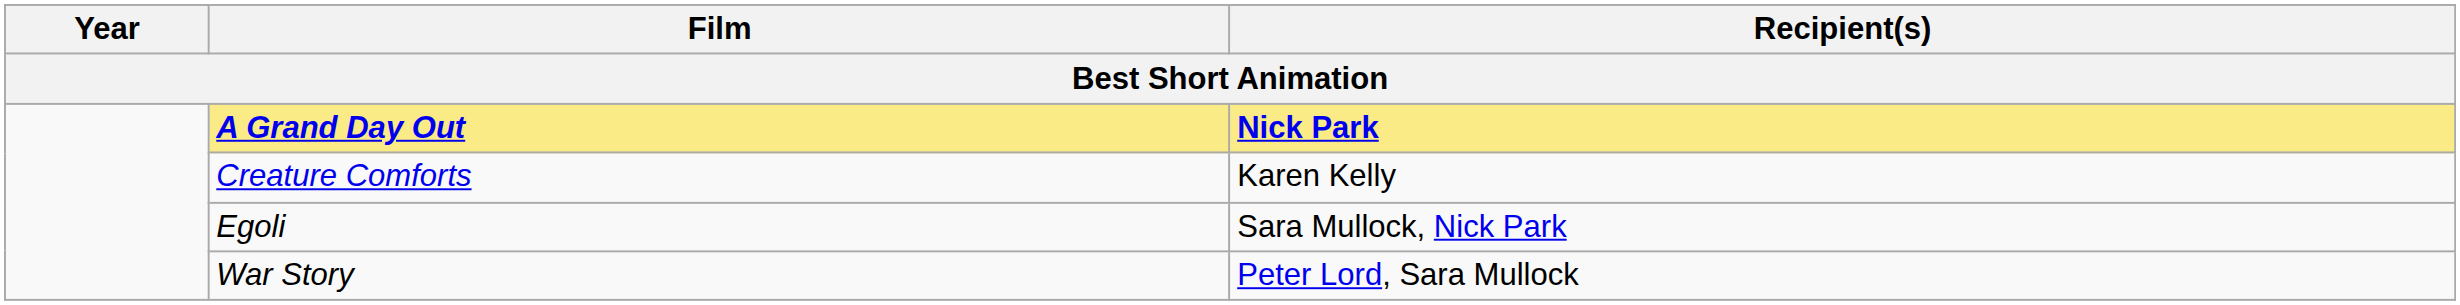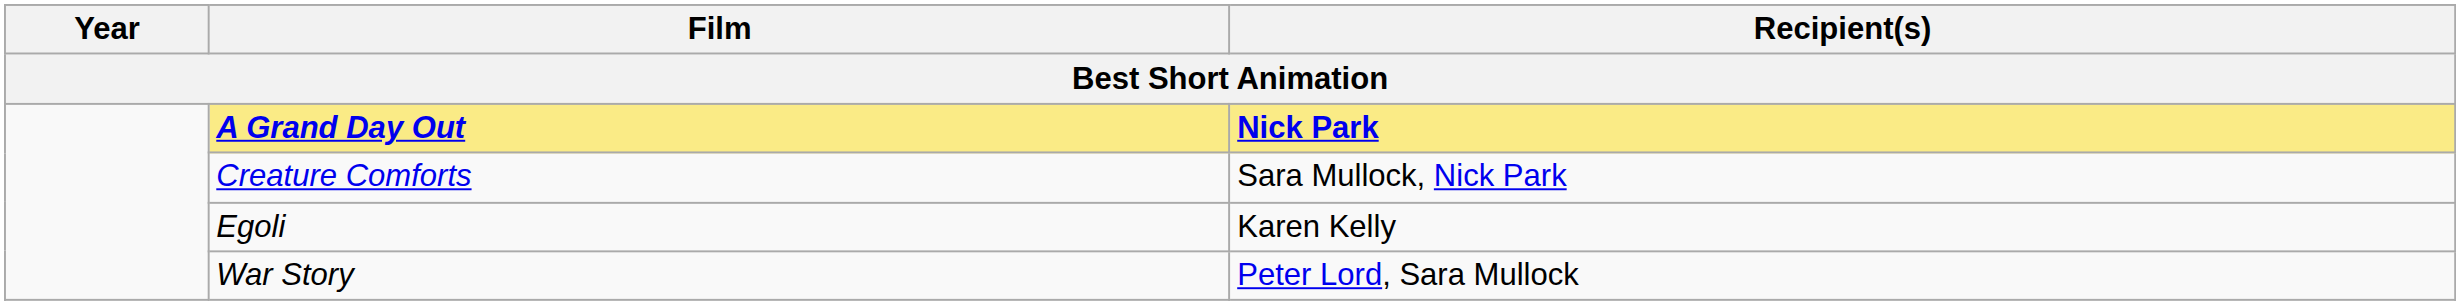(1317, 176) Karen Kelly -> (1402, 176) Sara Mullock, Nick Park
(1402, 226) Sara Mullock, Nick Park -> (1317, 226) Karen Kelly
